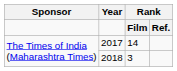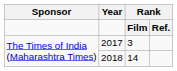(133, 43) 14 -> (130, 43) 3
(130, 58) 3 -> (133, 58) 14
